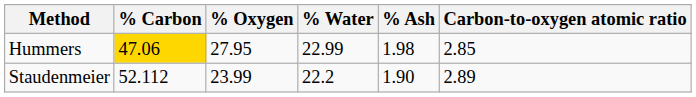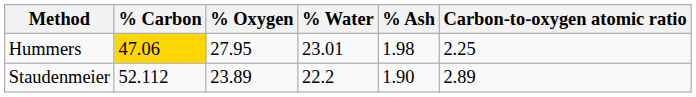(323, 48) 22.99 -> (323, 48) 23.01
(460, 48) 2.85 -> (460, 48) 2.25
(231, 77) 23.99 -> (231, 77) 23.89
